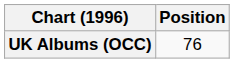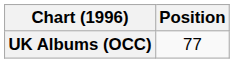(192, 44) 76 -> (192, 44) 77
